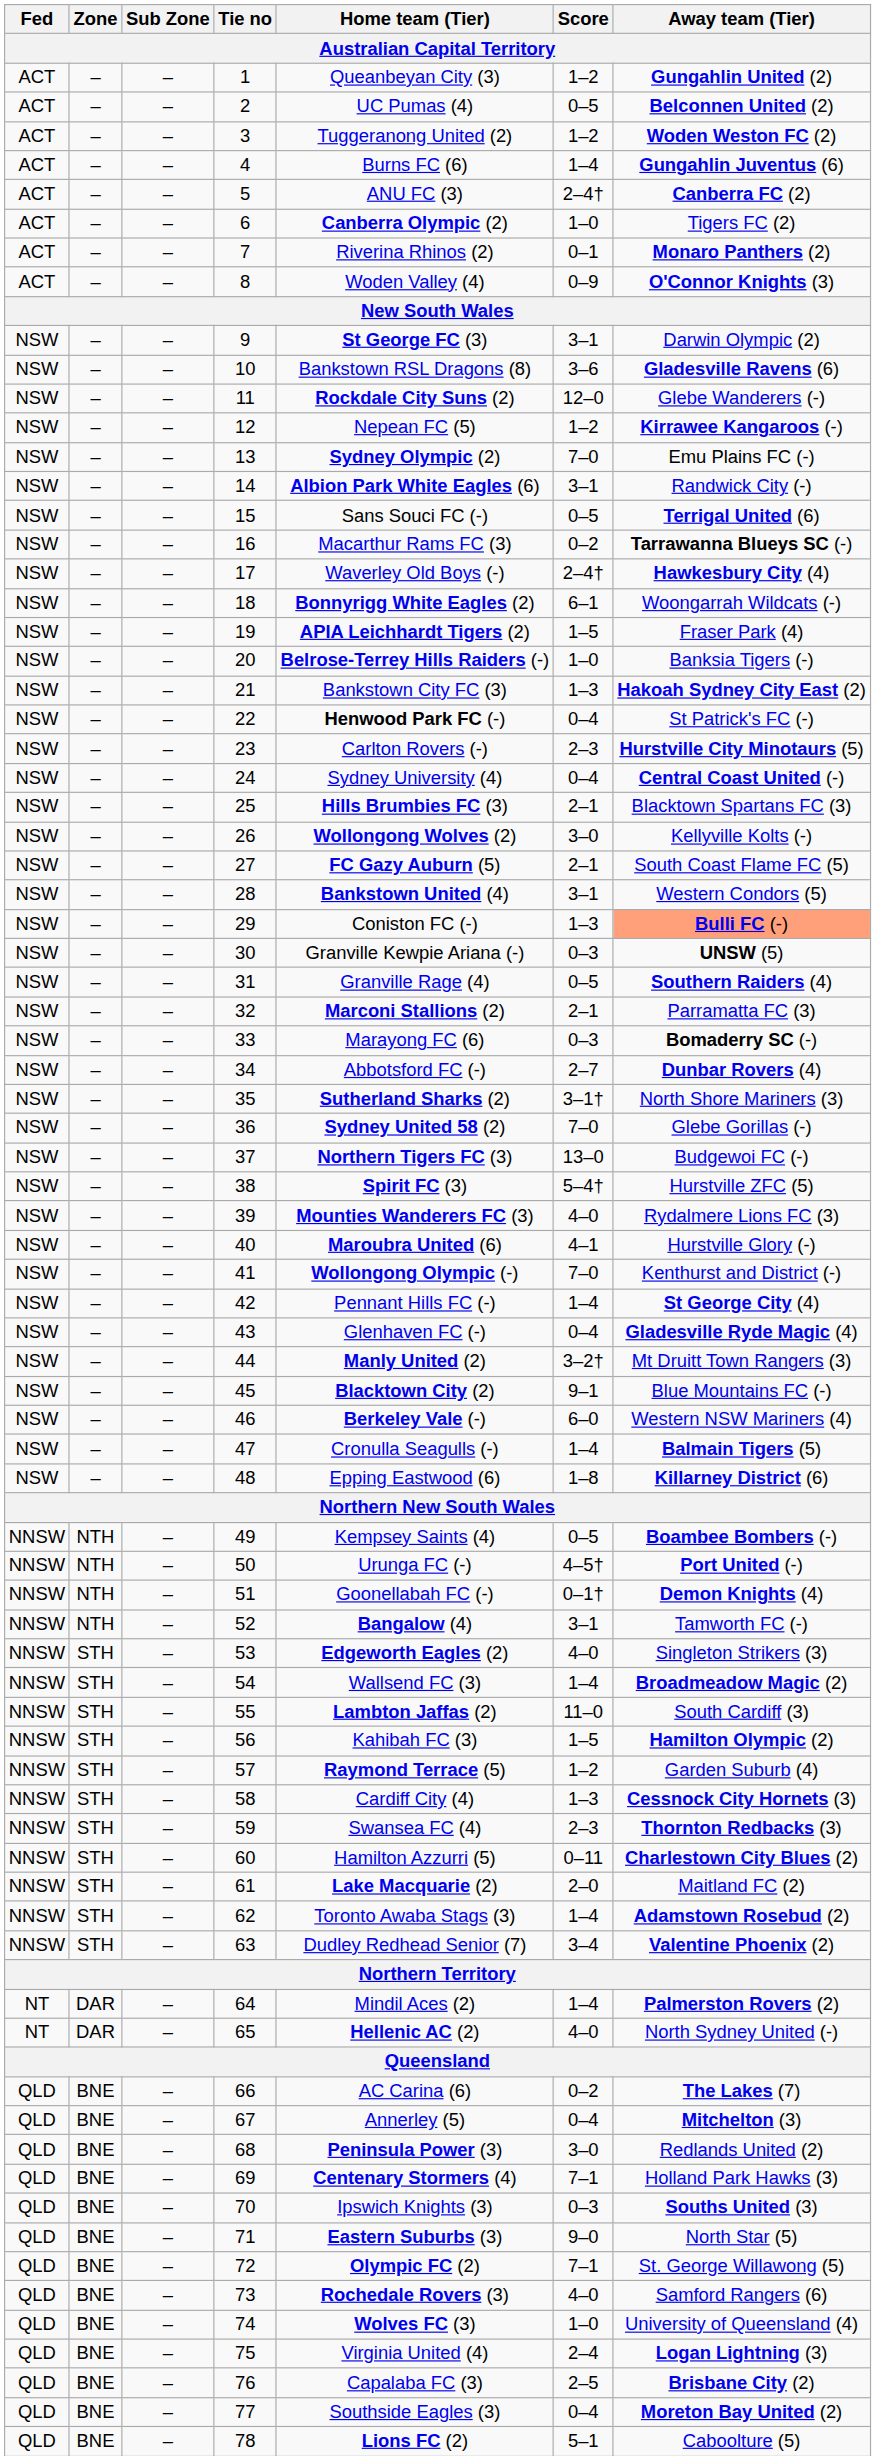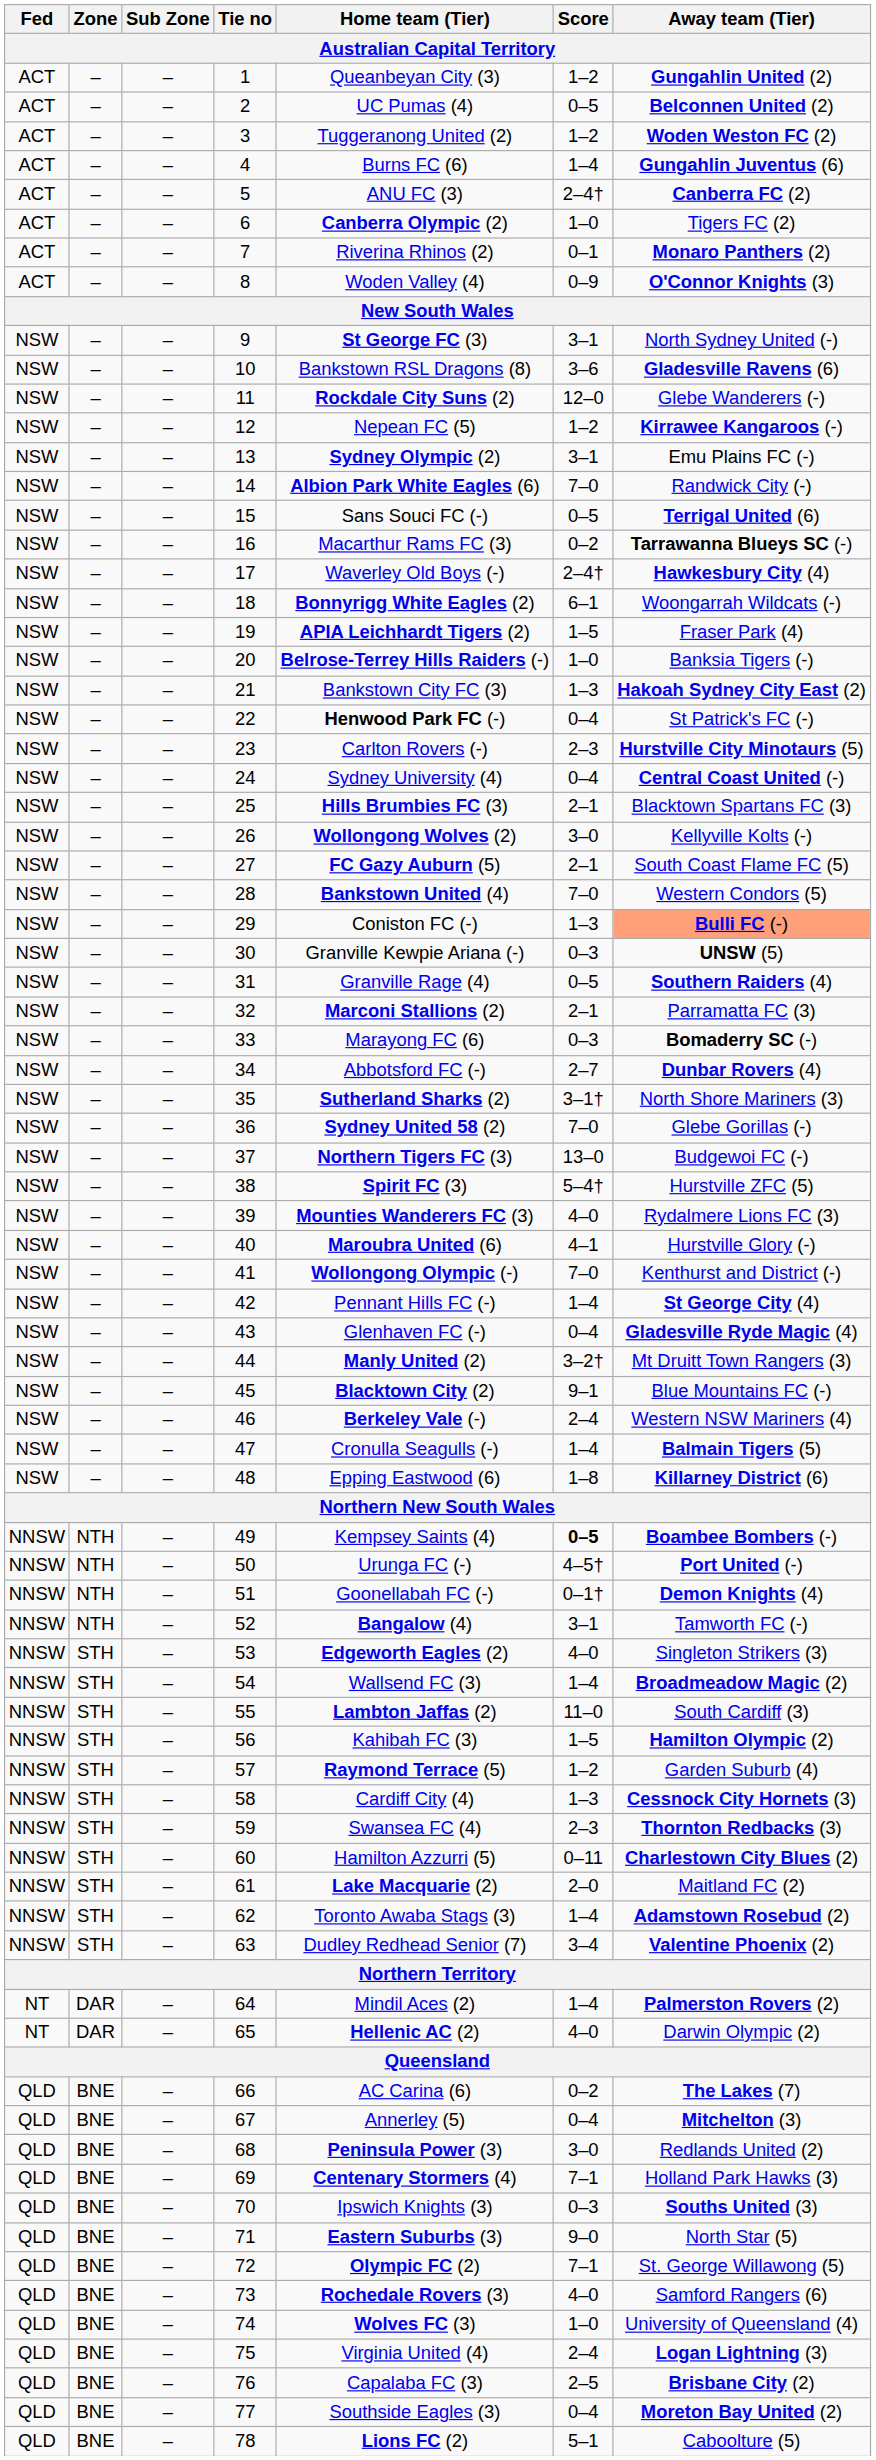(742, 340) Darwin Olympic (2) -> (742, 340) North Sydney United (-)
(583, 456) 7–0 -> (583, 456) 3–1
(583, 485) 3–1 -> (583, 485) 7–0
(583, 894) 3–1 -> (583, 894) 7–0
(583, 1419) 6–0 -> (583, 1419) 2–4
(583, 1536) normal -> (583, 1536) bold
(742, 2032) North Sydney United (-) -> (742, 2032) Darwin Olympic (2)
